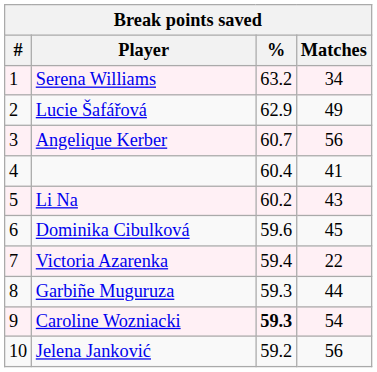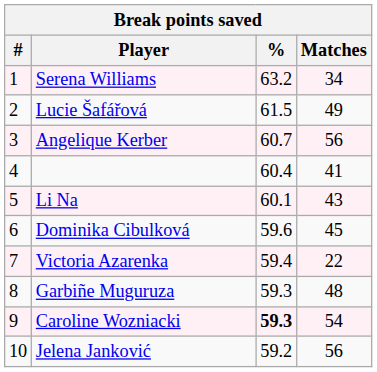(276, 110) 62.9 -> (276, 110) 61.5
(276, 200) 60.2 -> (276, 200) 60.1
(334, 291) 44 -> (334, 291) 48
